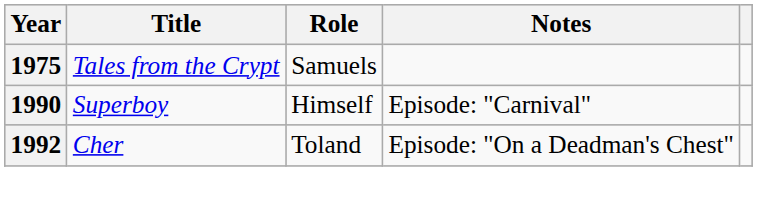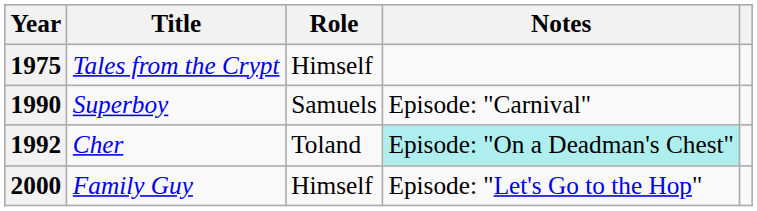(334, 64) Samuels -> (332, 64) Himself
(332, 104) Himself -> (334, 104) Samuels
(561, 144) no background -> (561, 144) paleturquoise background
+ row: (36, 184)
